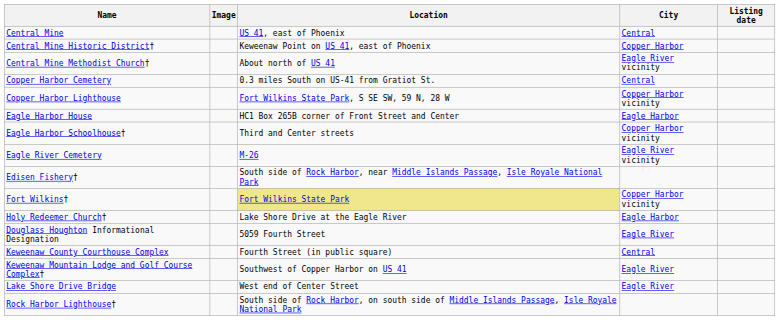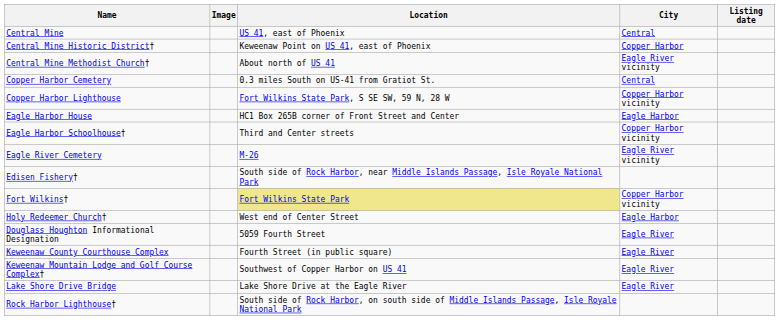(323, 217) Lake Shore Drive at the Eagle River -> (299, 217) West end of Center Street
(638, 252) Central -> (648, 252) Eagle River
(299, 287) West end of Center Street -> (323, 287) Lake Shore Drive at the Eagle River
